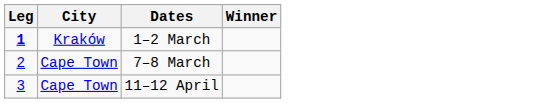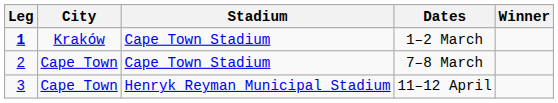+ column: (258, 16)
